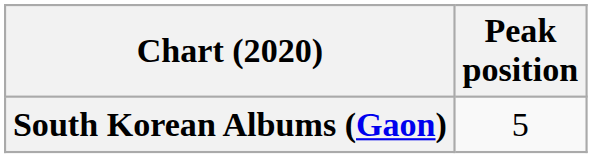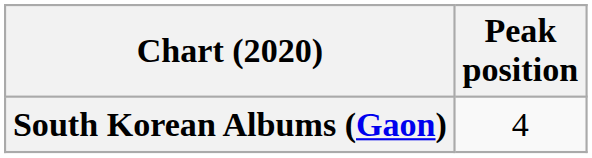(520, 123) 5 -> (520, 123) 4
